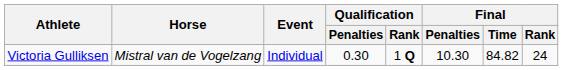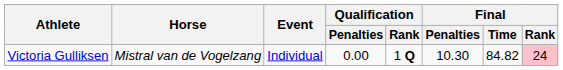(356, 55) 0.30 -> (356, 55) 0.00
(540, 55) no background -> (540, 55) pink background
